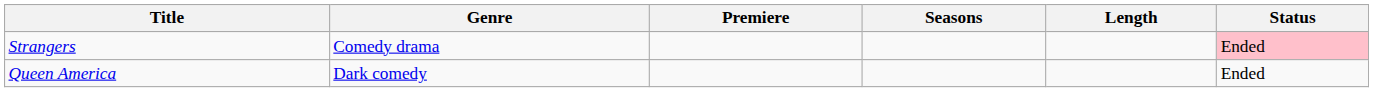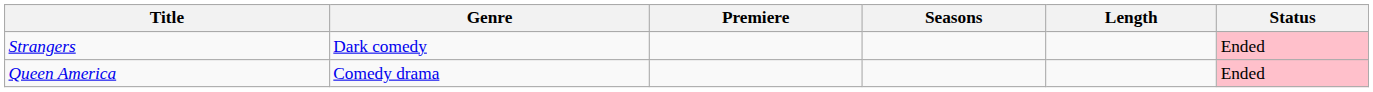(386, 45) Comedy drama -> (380, 45) Dark comedy
(380, 73) Dark comedy -> (386, 73) Comedy drama
(1243, 73) no background -> (1243, 73) pink background
